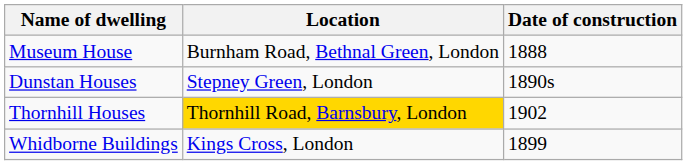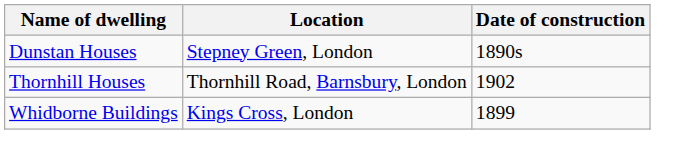- row: (71, 50)
(327, 112) gold background -> (327, 81) no background
